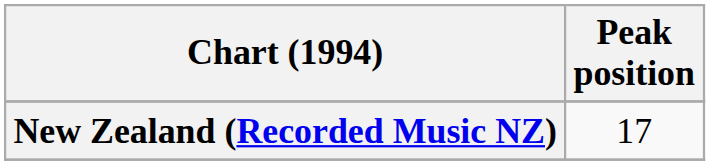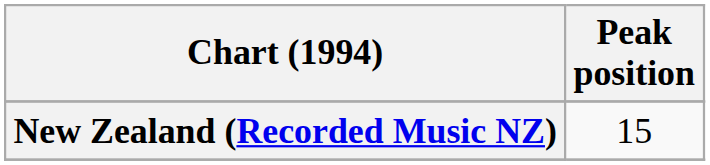(634, 130) 17 -> (634, 130) 15
